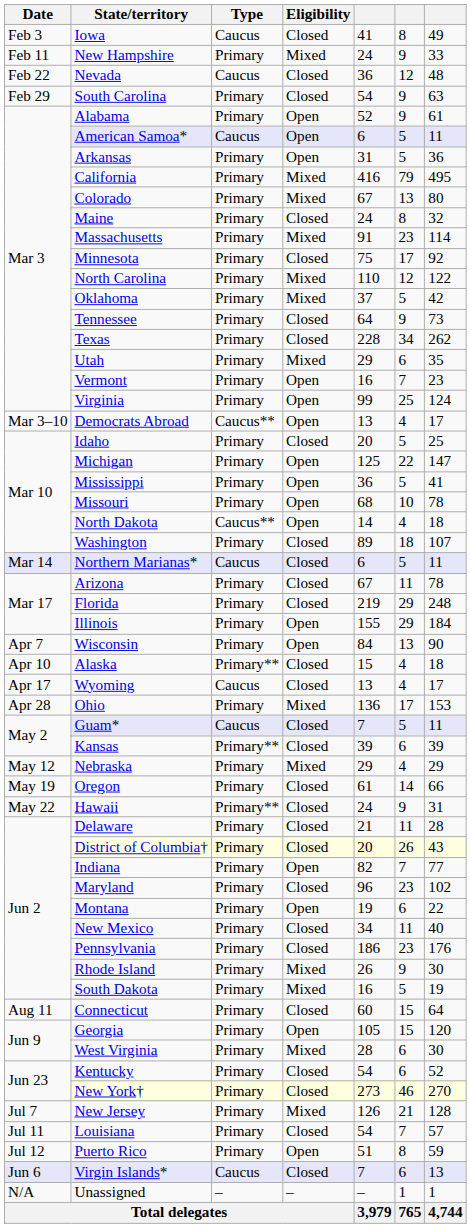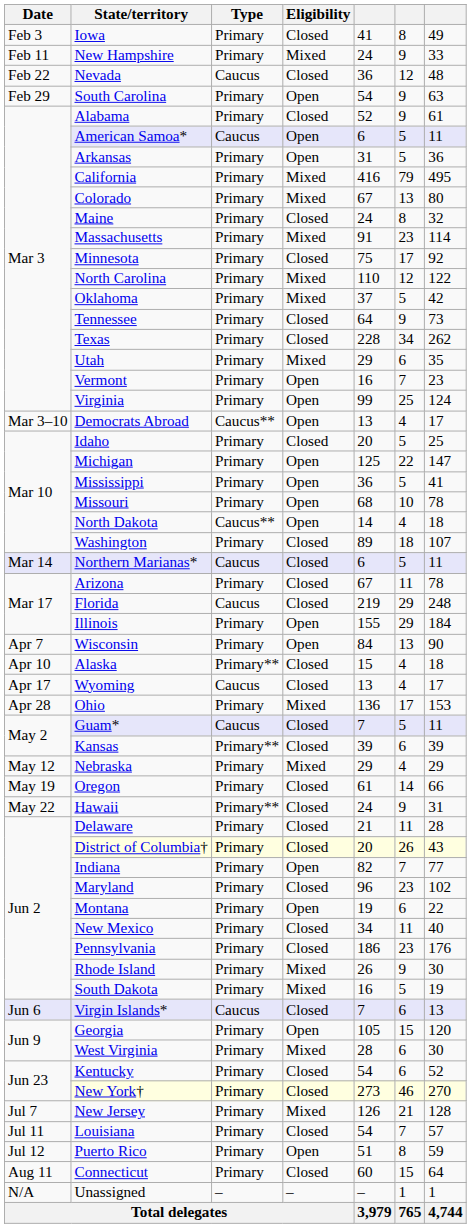(237, 34) Caucus -> (239, 34) Primary
(307, 95) Closed -> (303, 95) Open
(303, 116) Open -> (307, 116) Closed
(239, 603) Primary -> (237, 603) Caucus
rows swapped: (121, 1172) <-> (111, 1009)
